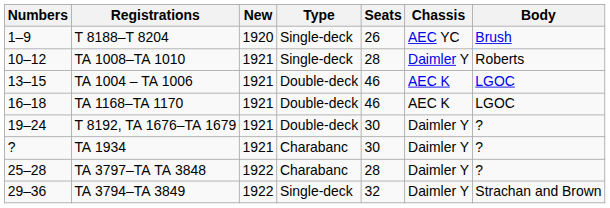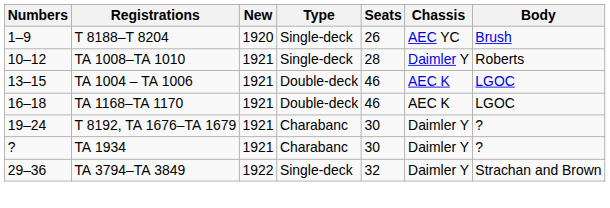(319, 125) Double-deck -> (314, 125) Charabanc
- row: (140, 170)
